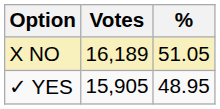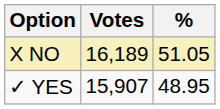(117, 86) 15,905 -> (117, 86) 15,907
